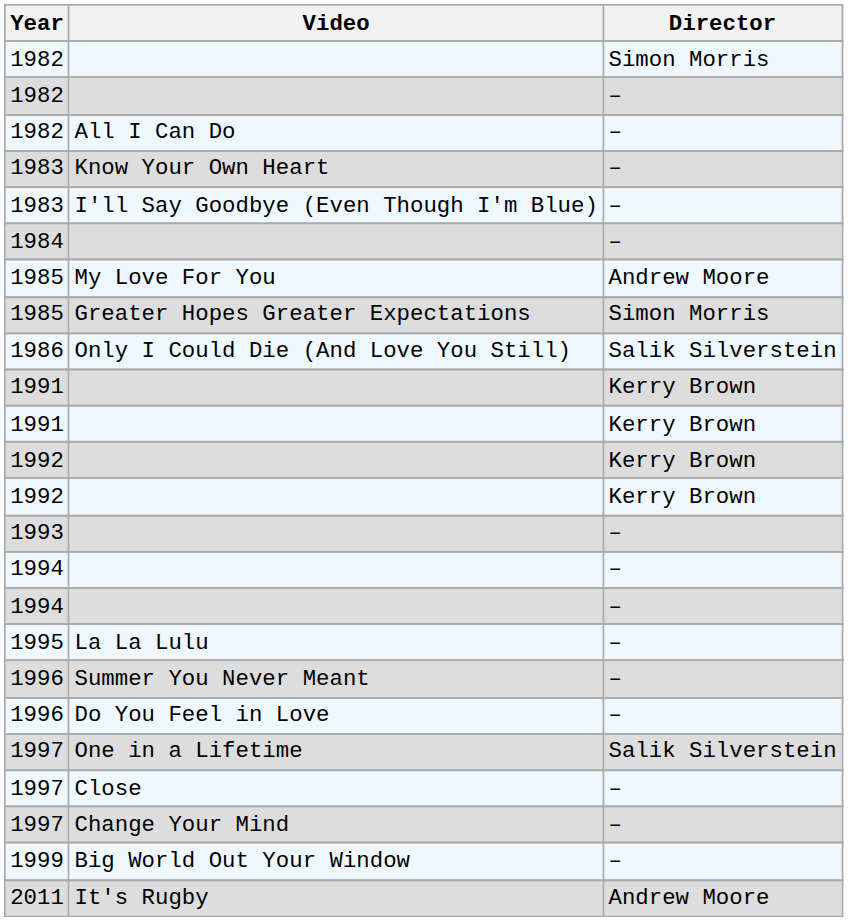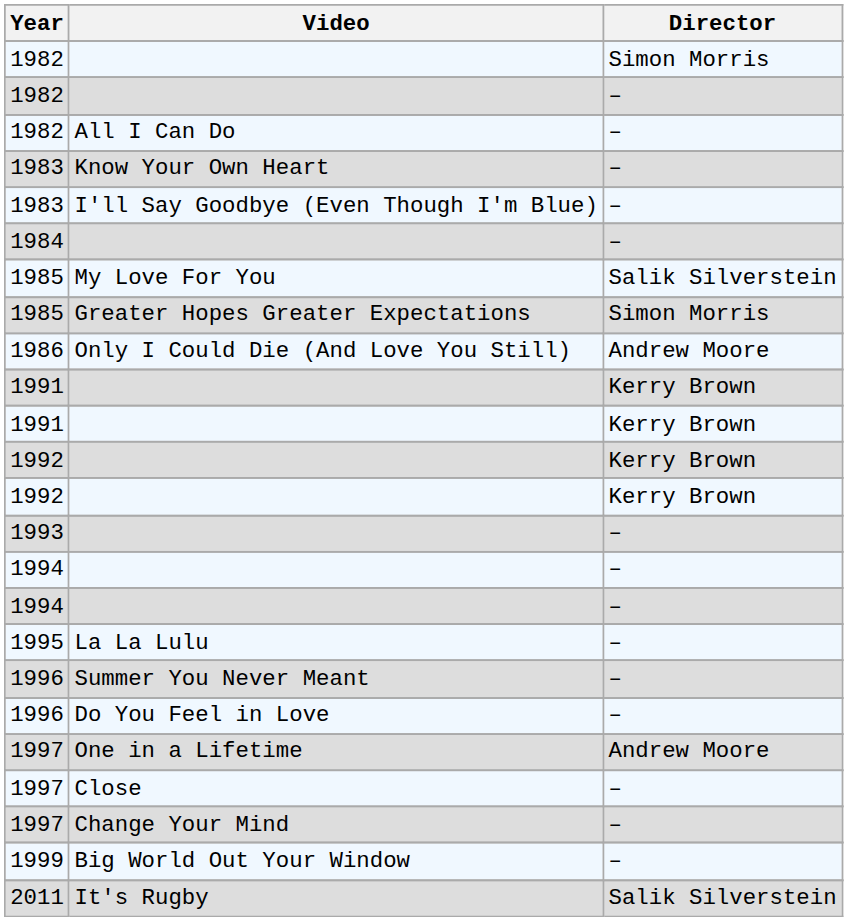(689, 278) Andrew Moore -> (723, 278) Salik Silverstein
(723, 351) Salik Silverstein -> (689, 351) Andrew Moore
(723, 752) Salik Silverstein -> (689, 752) Andrew Moore
(689, 898) Andrew Moore -> (723, 898) Salik Silverstein
